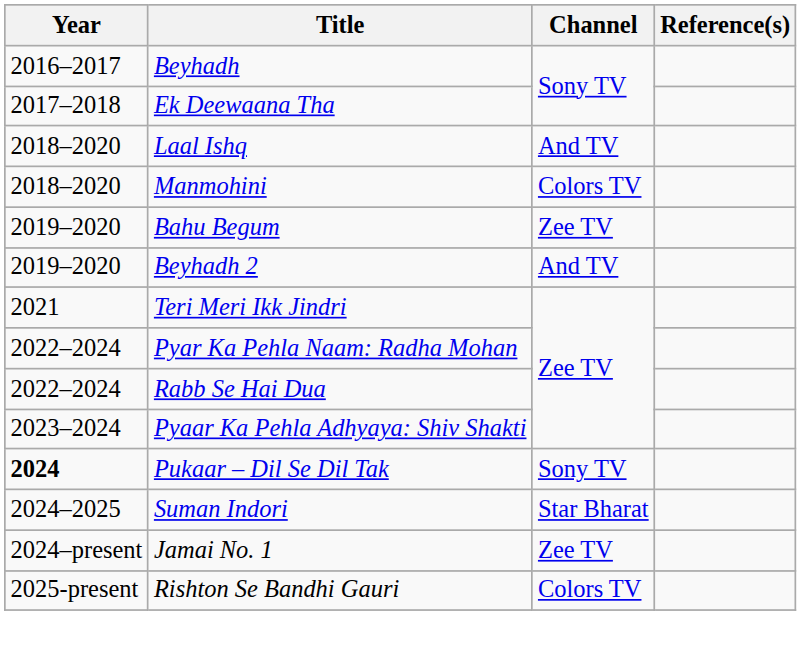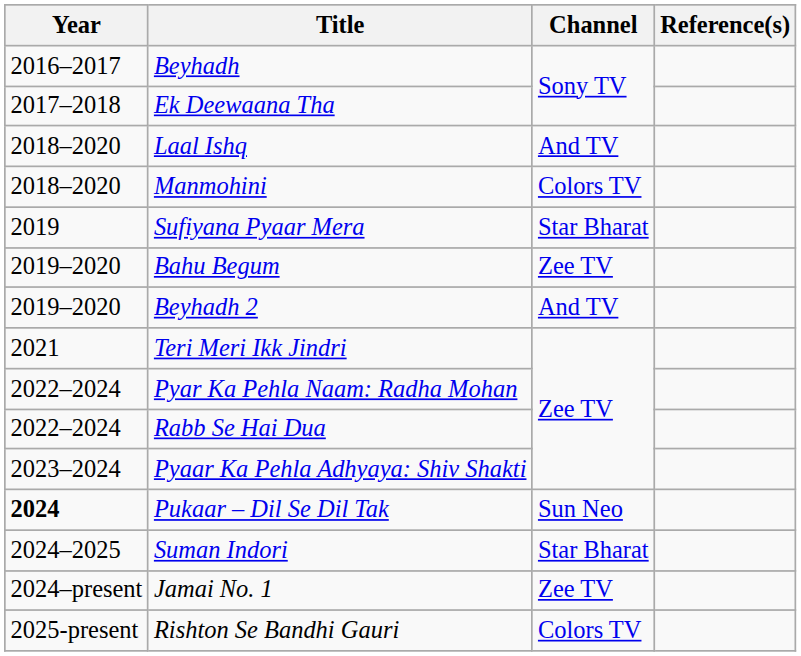+ row: (259, 226)
(582, 469) Sony TV -> (580, 509) Sun Neo
